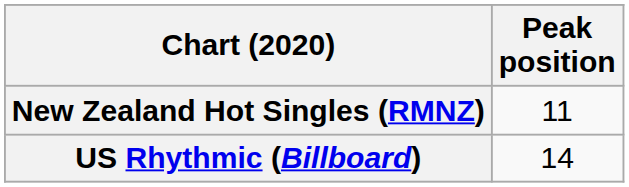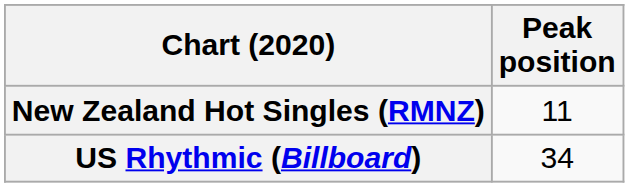(557, 157) 14 -> (557, 157) 34
